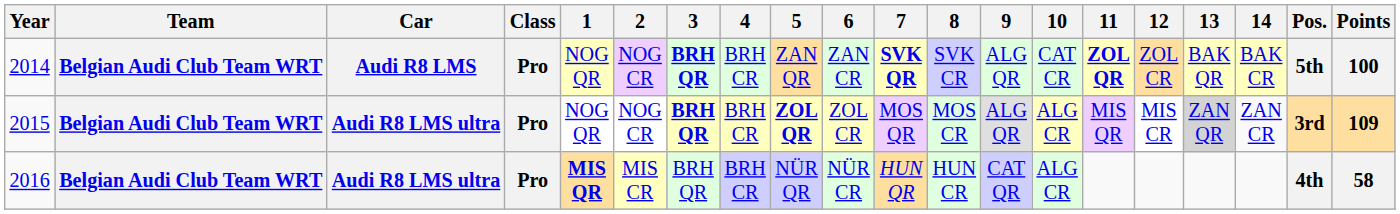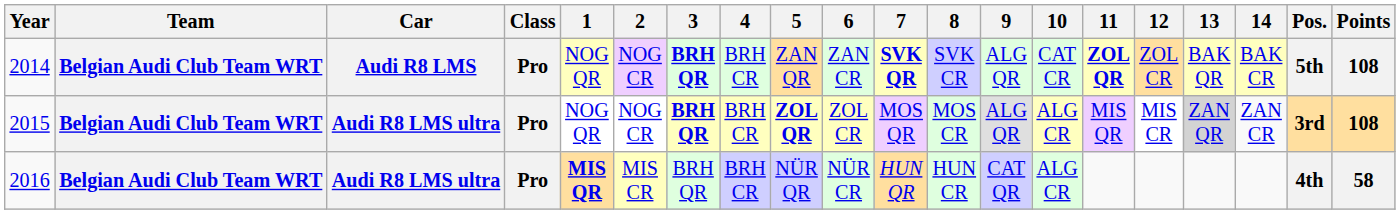(1363, 66) 100 -> (1363, 66) 108
(1363, 123) 109 -> (1363, 123) 108
